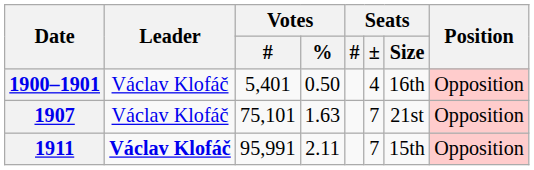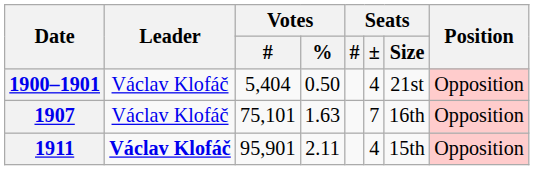(268, 84) 5,401 -> (268, 84) 5,404
(407, 84) 16th -> (407, 84) 21st
(407, 116) 21st -> (407, 116) 16th
(268, 148) 95,991 -> (268, 148) 95,901
(374, 148) 7 -> (374, 148) 4
